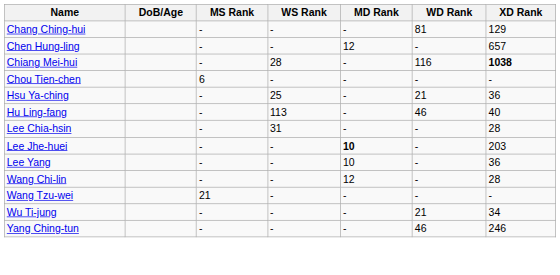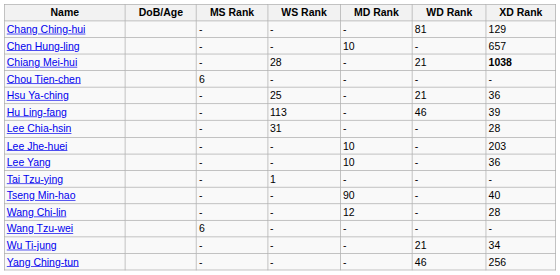(349, 46) 12 -> (349, 46) 10
(423, 63) 116 -> (421, 63) 21
(494, 112) 40 -> (494, 112) 39
(349, 146) bold -> (349, 146) normal
+ row: (35, 179)
+ row: (41, 195)
(205, 195) 21 -> (202, 229) 6
(497, 229) 246 -> (497, 262) 256
